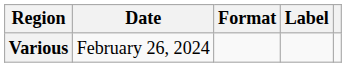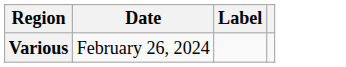- column: (247, 18)
